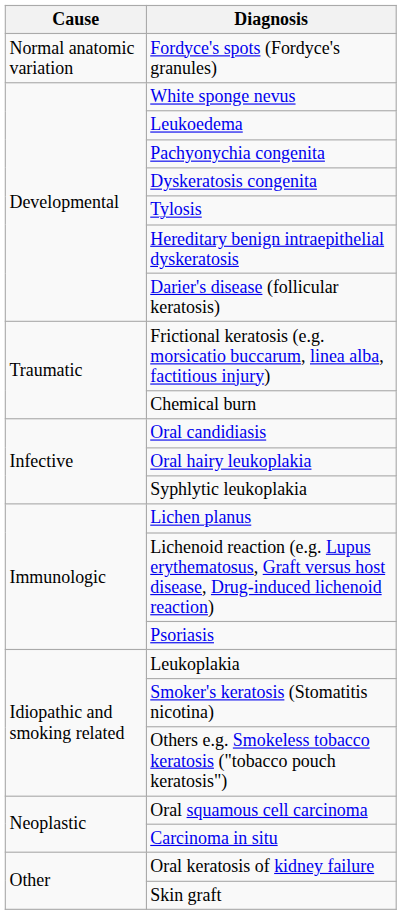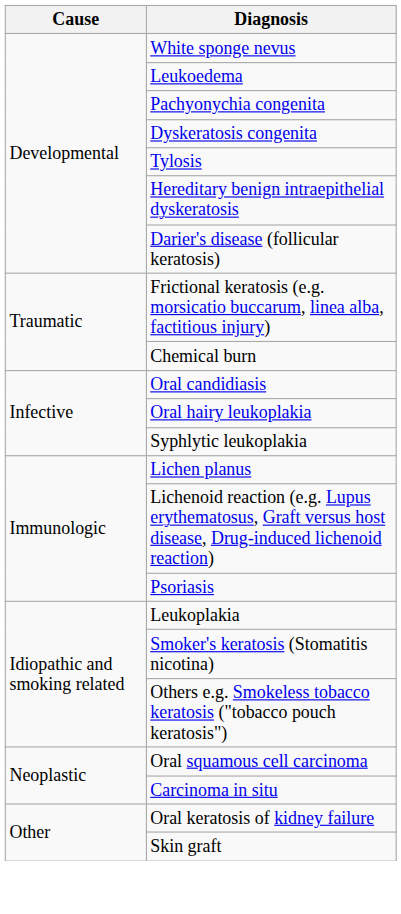- row: (245, 58)
